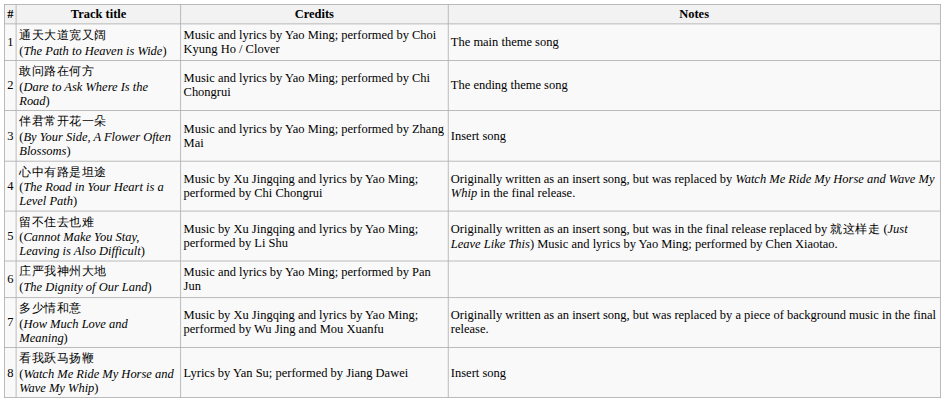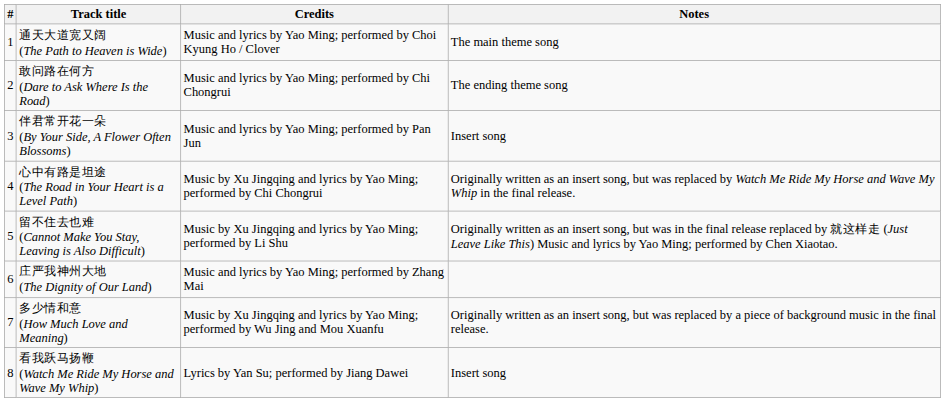(314, 135) Music and lyrics by Yao Ming; performed by Zhang Mai -> (307, 135) Music and lyrics by Yao Ming; performed by Pan Jun
(307, 279) Music and lyrics by Yao Ming; performed by Pan Jun -> (314, 279) Music and lyrics by Yao Ming; performed by Zhang Mai
